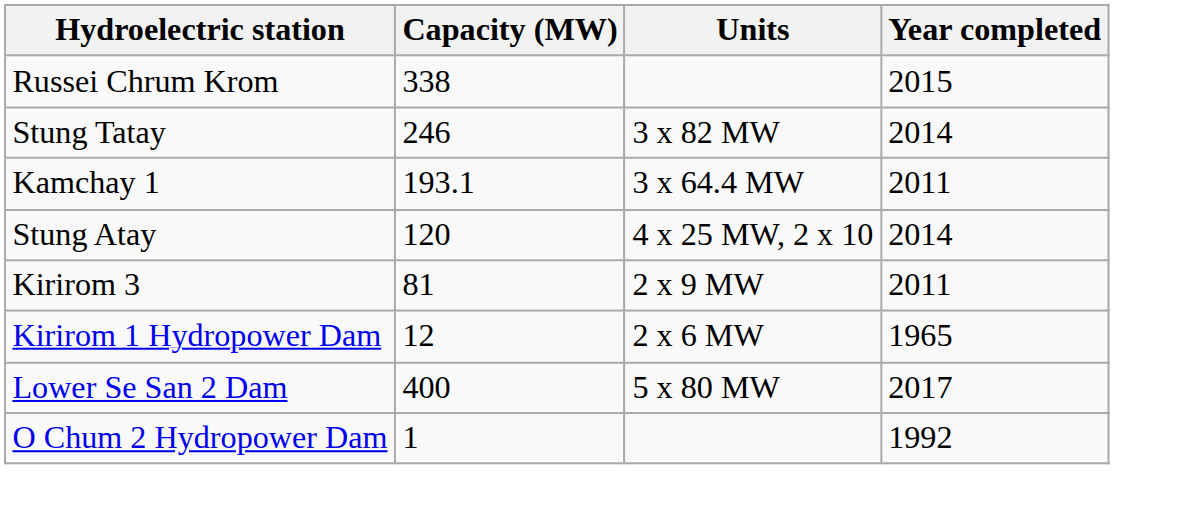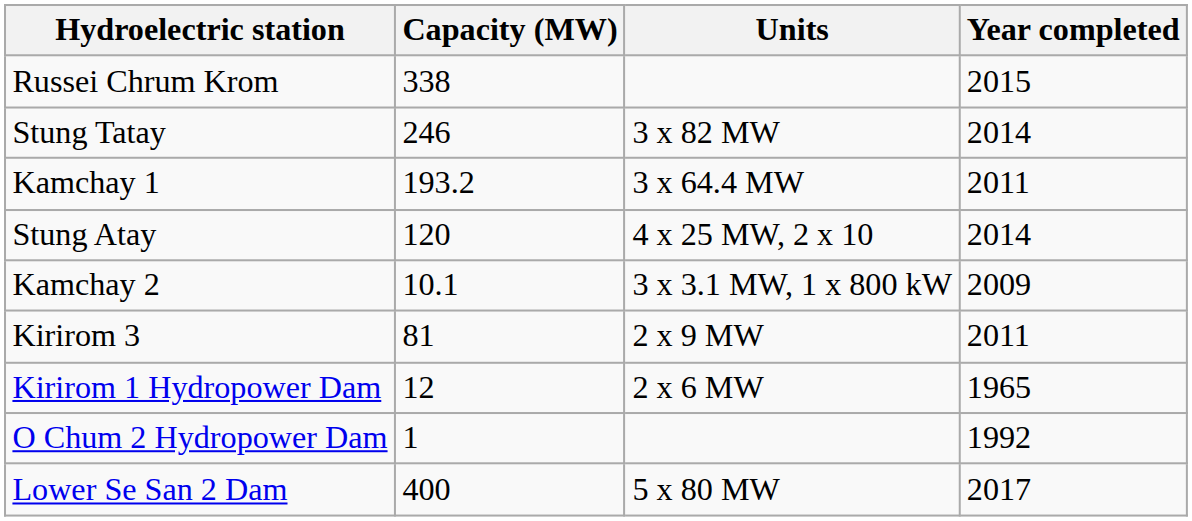(439, 183) 193.1 -> (439, 183) 193.2
+ row: (86, 285)
rows swapped: (200, 438) <-> (150, 387)
